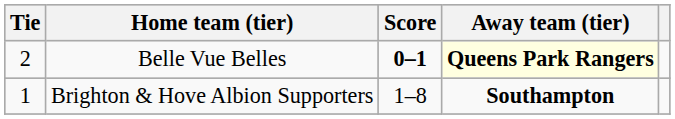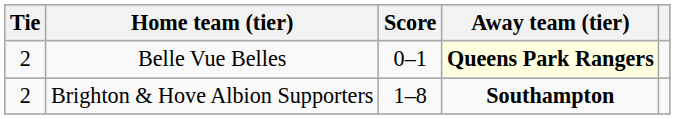(410, 58) bold -> (410, 58) normal
(25, 95) 1 -> (25, 95) 2
